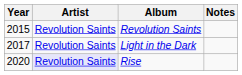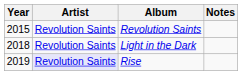(18, 45) 2017 -> (18, 45) 2018
(18, 62) 2020 -> (18, 62) 2019
